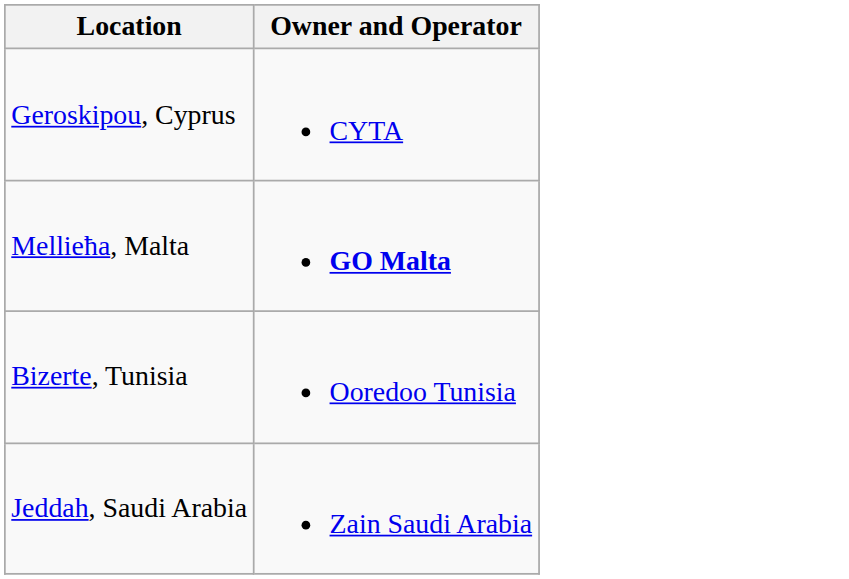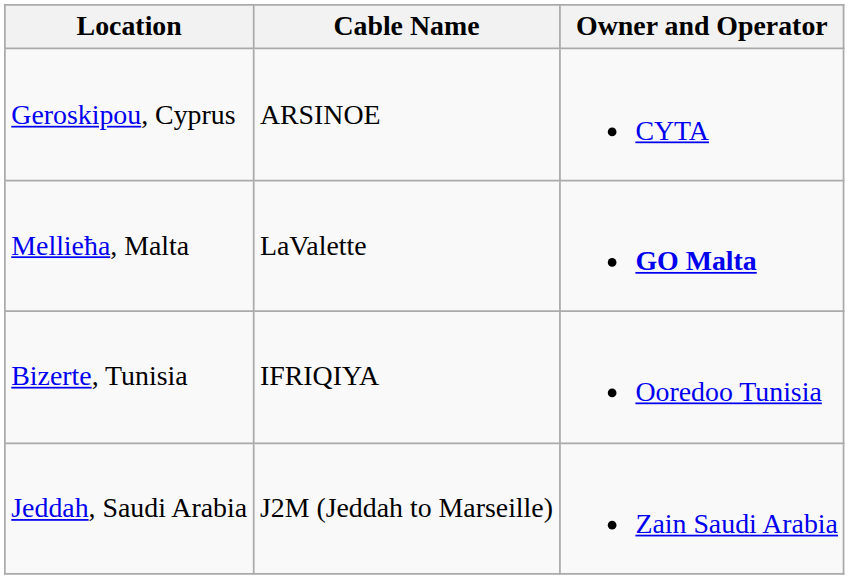+ column: (406, 26)
